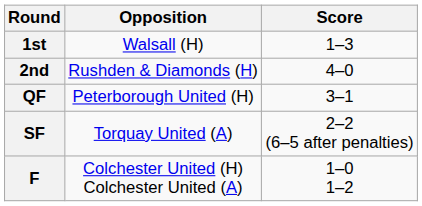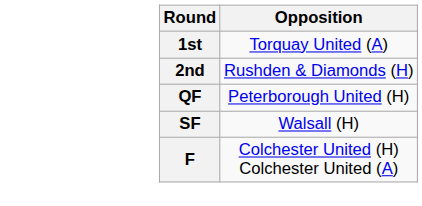- column: (340, 18)
(163, 44) Walsall (H) -> (319, 44) Torquay United (A)
(163, 133) Torquay United (A) -> (319, 123) Walsall (H)
